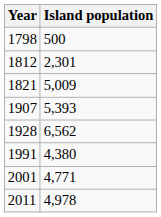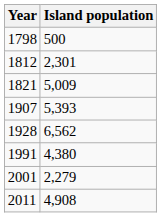(60, 177) 4,771 -> (60, 177) 2,279
(60, 200) 4,978 -> (60, 200) 4,908
